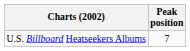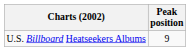(167, 38) 7 -> (167, 38) 9
